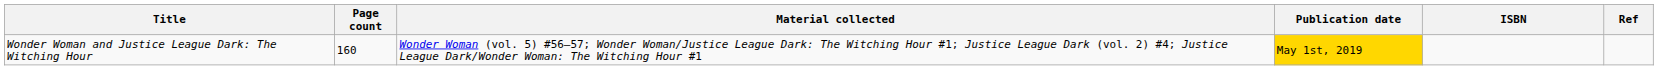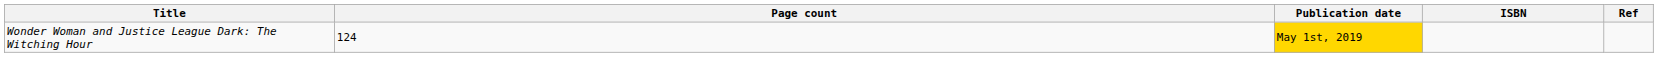- column: (836, 20)
(347, 50) 160 -> (347, 37) 124
